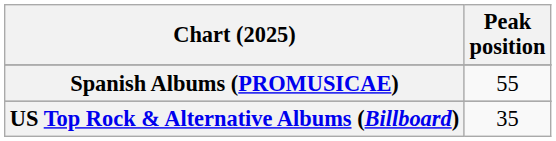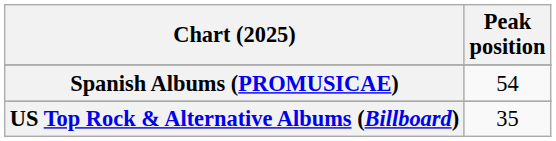(507, 82) 55 -> (507, 82) 54
